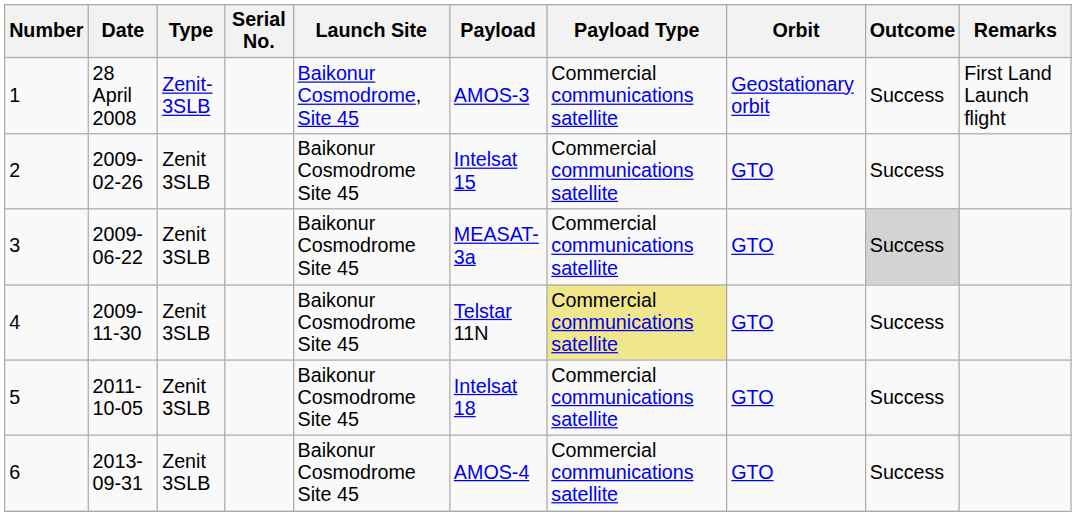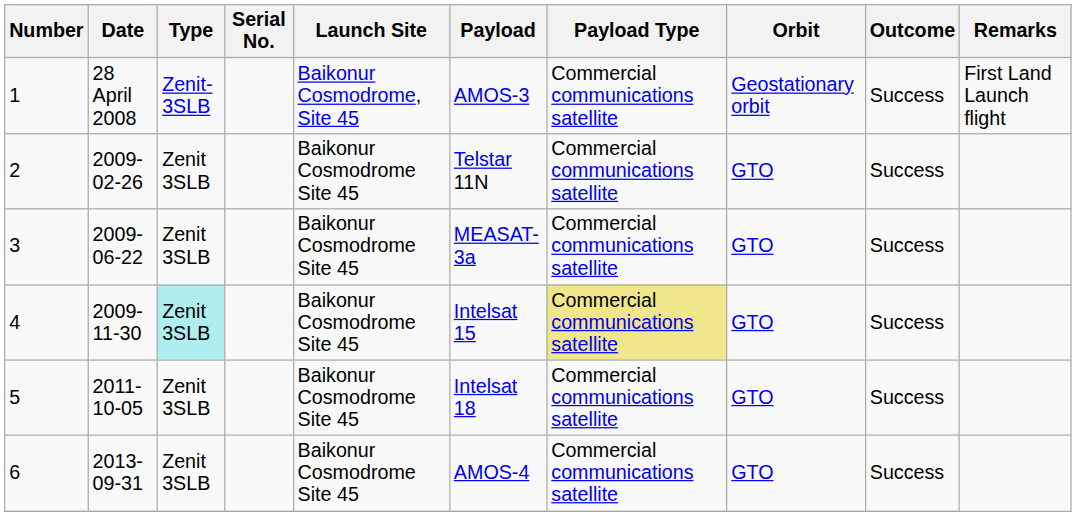(486, 171) Intelsat 15 -> (483, 171) Telstar 11N
(907, 246) lightgrey background -> (907, 246) no background
(186, 322) no background -> (186, 322) paleturquoise background
(483, 322) Telstar 11N -> (486, 322) Intelsat 15
